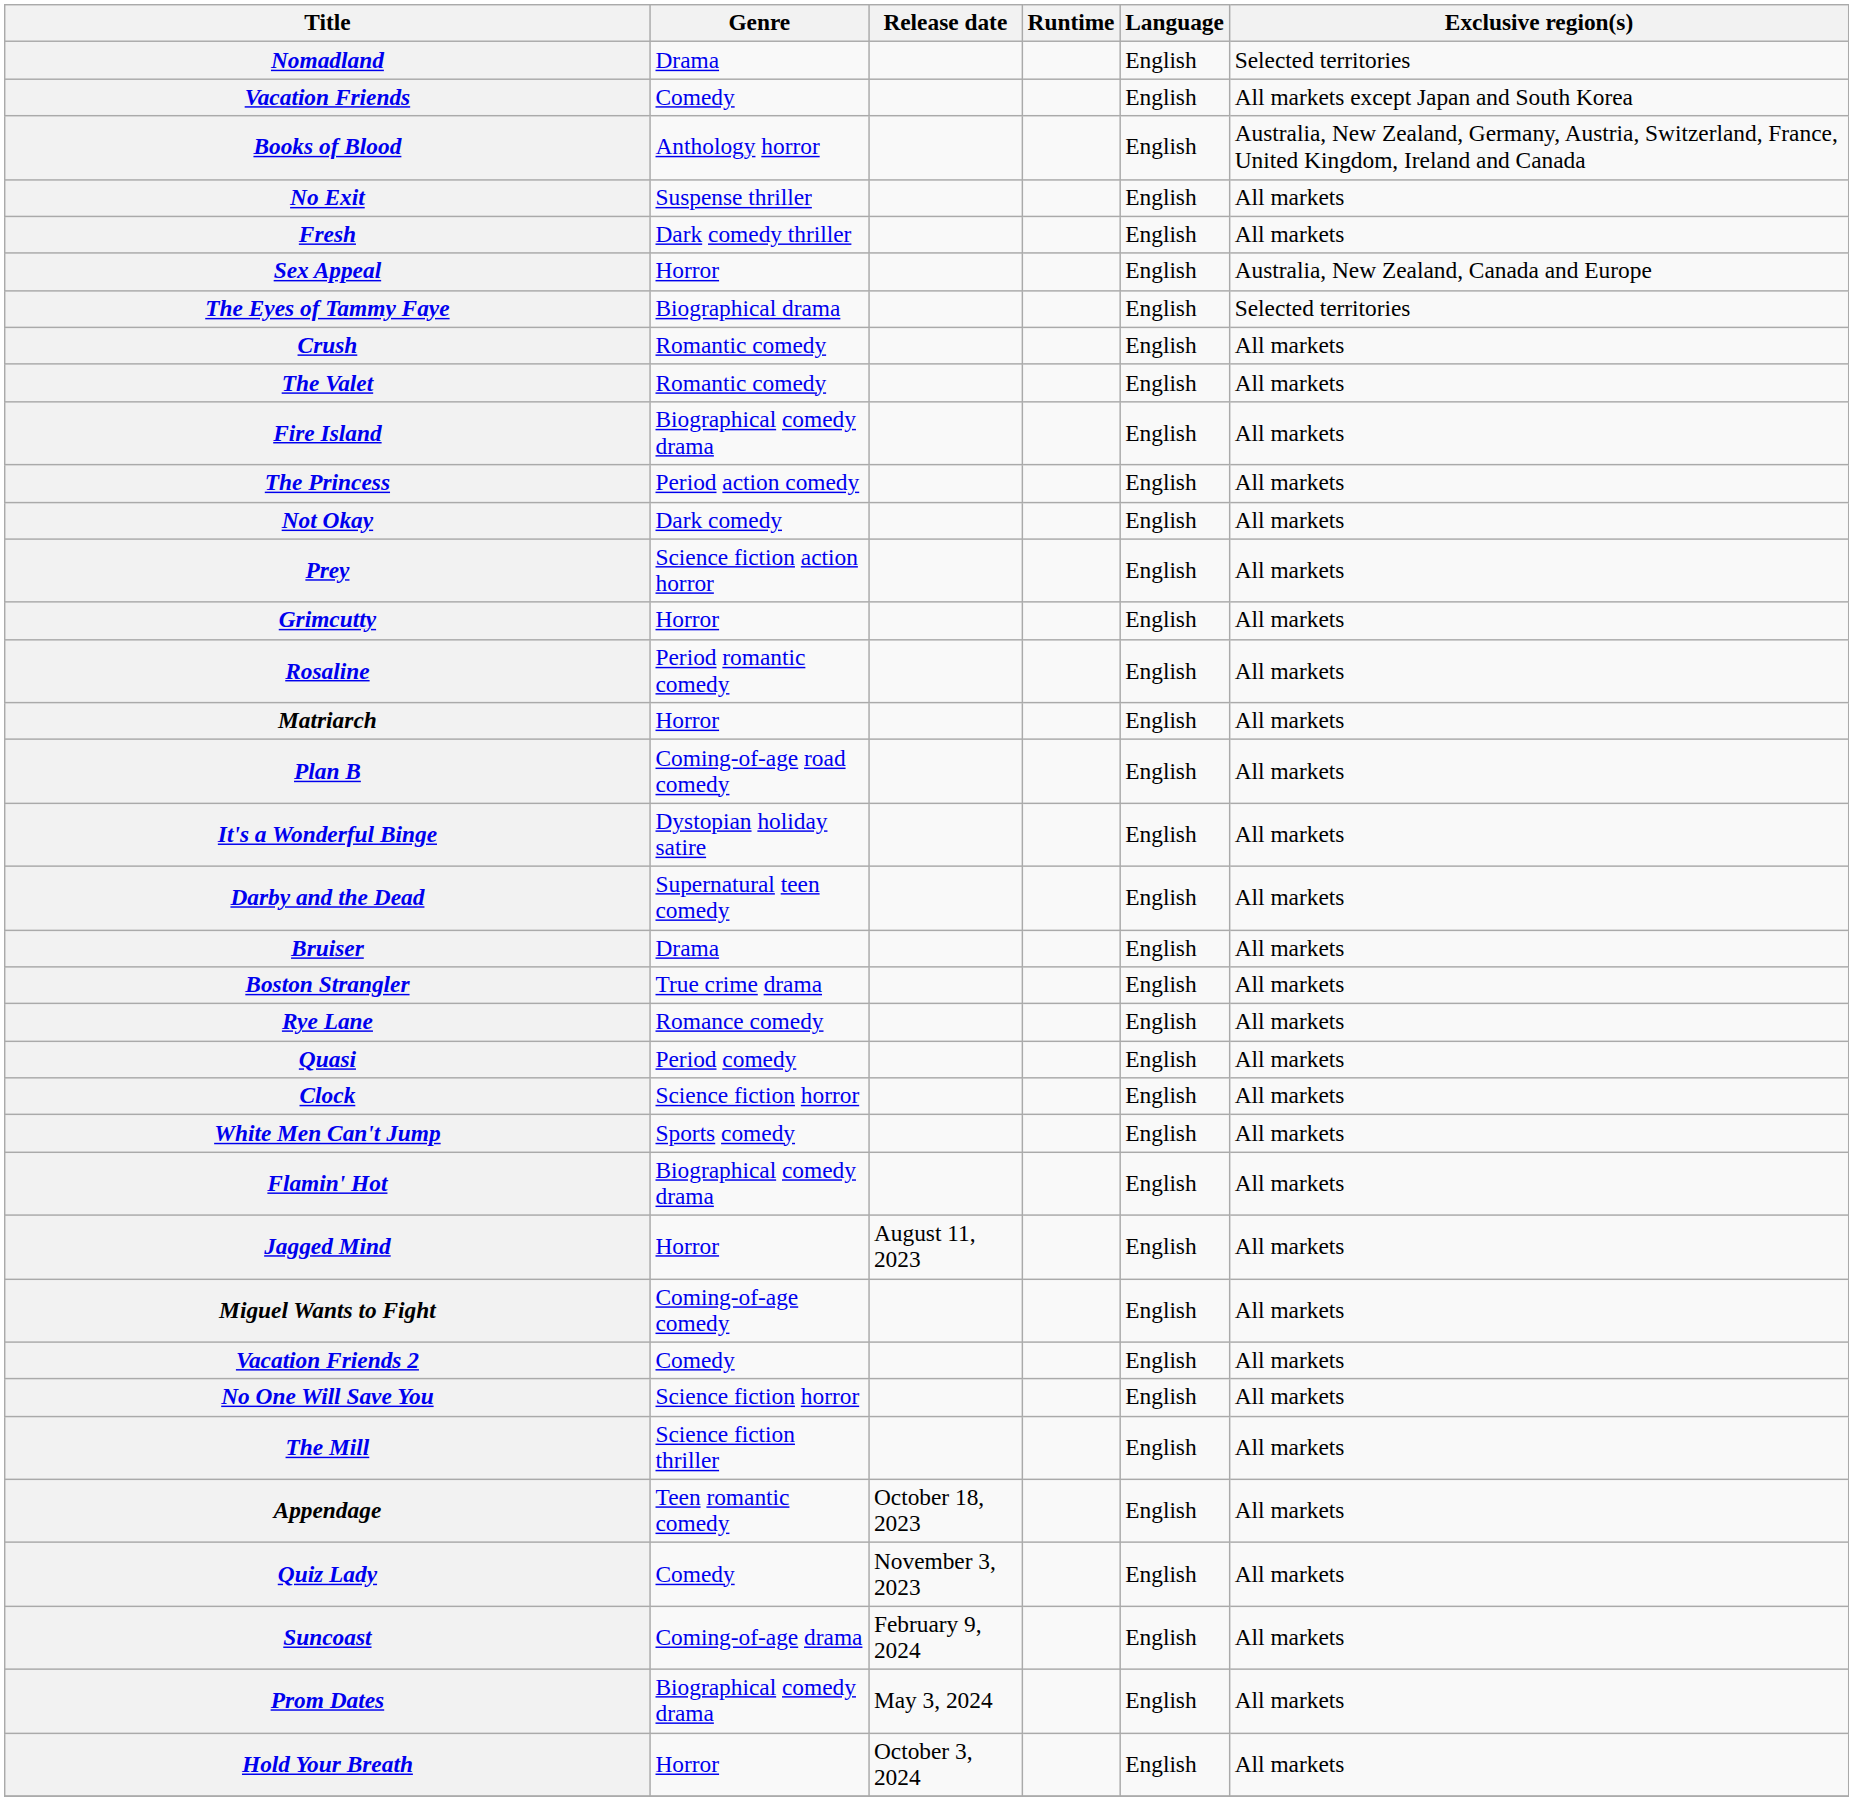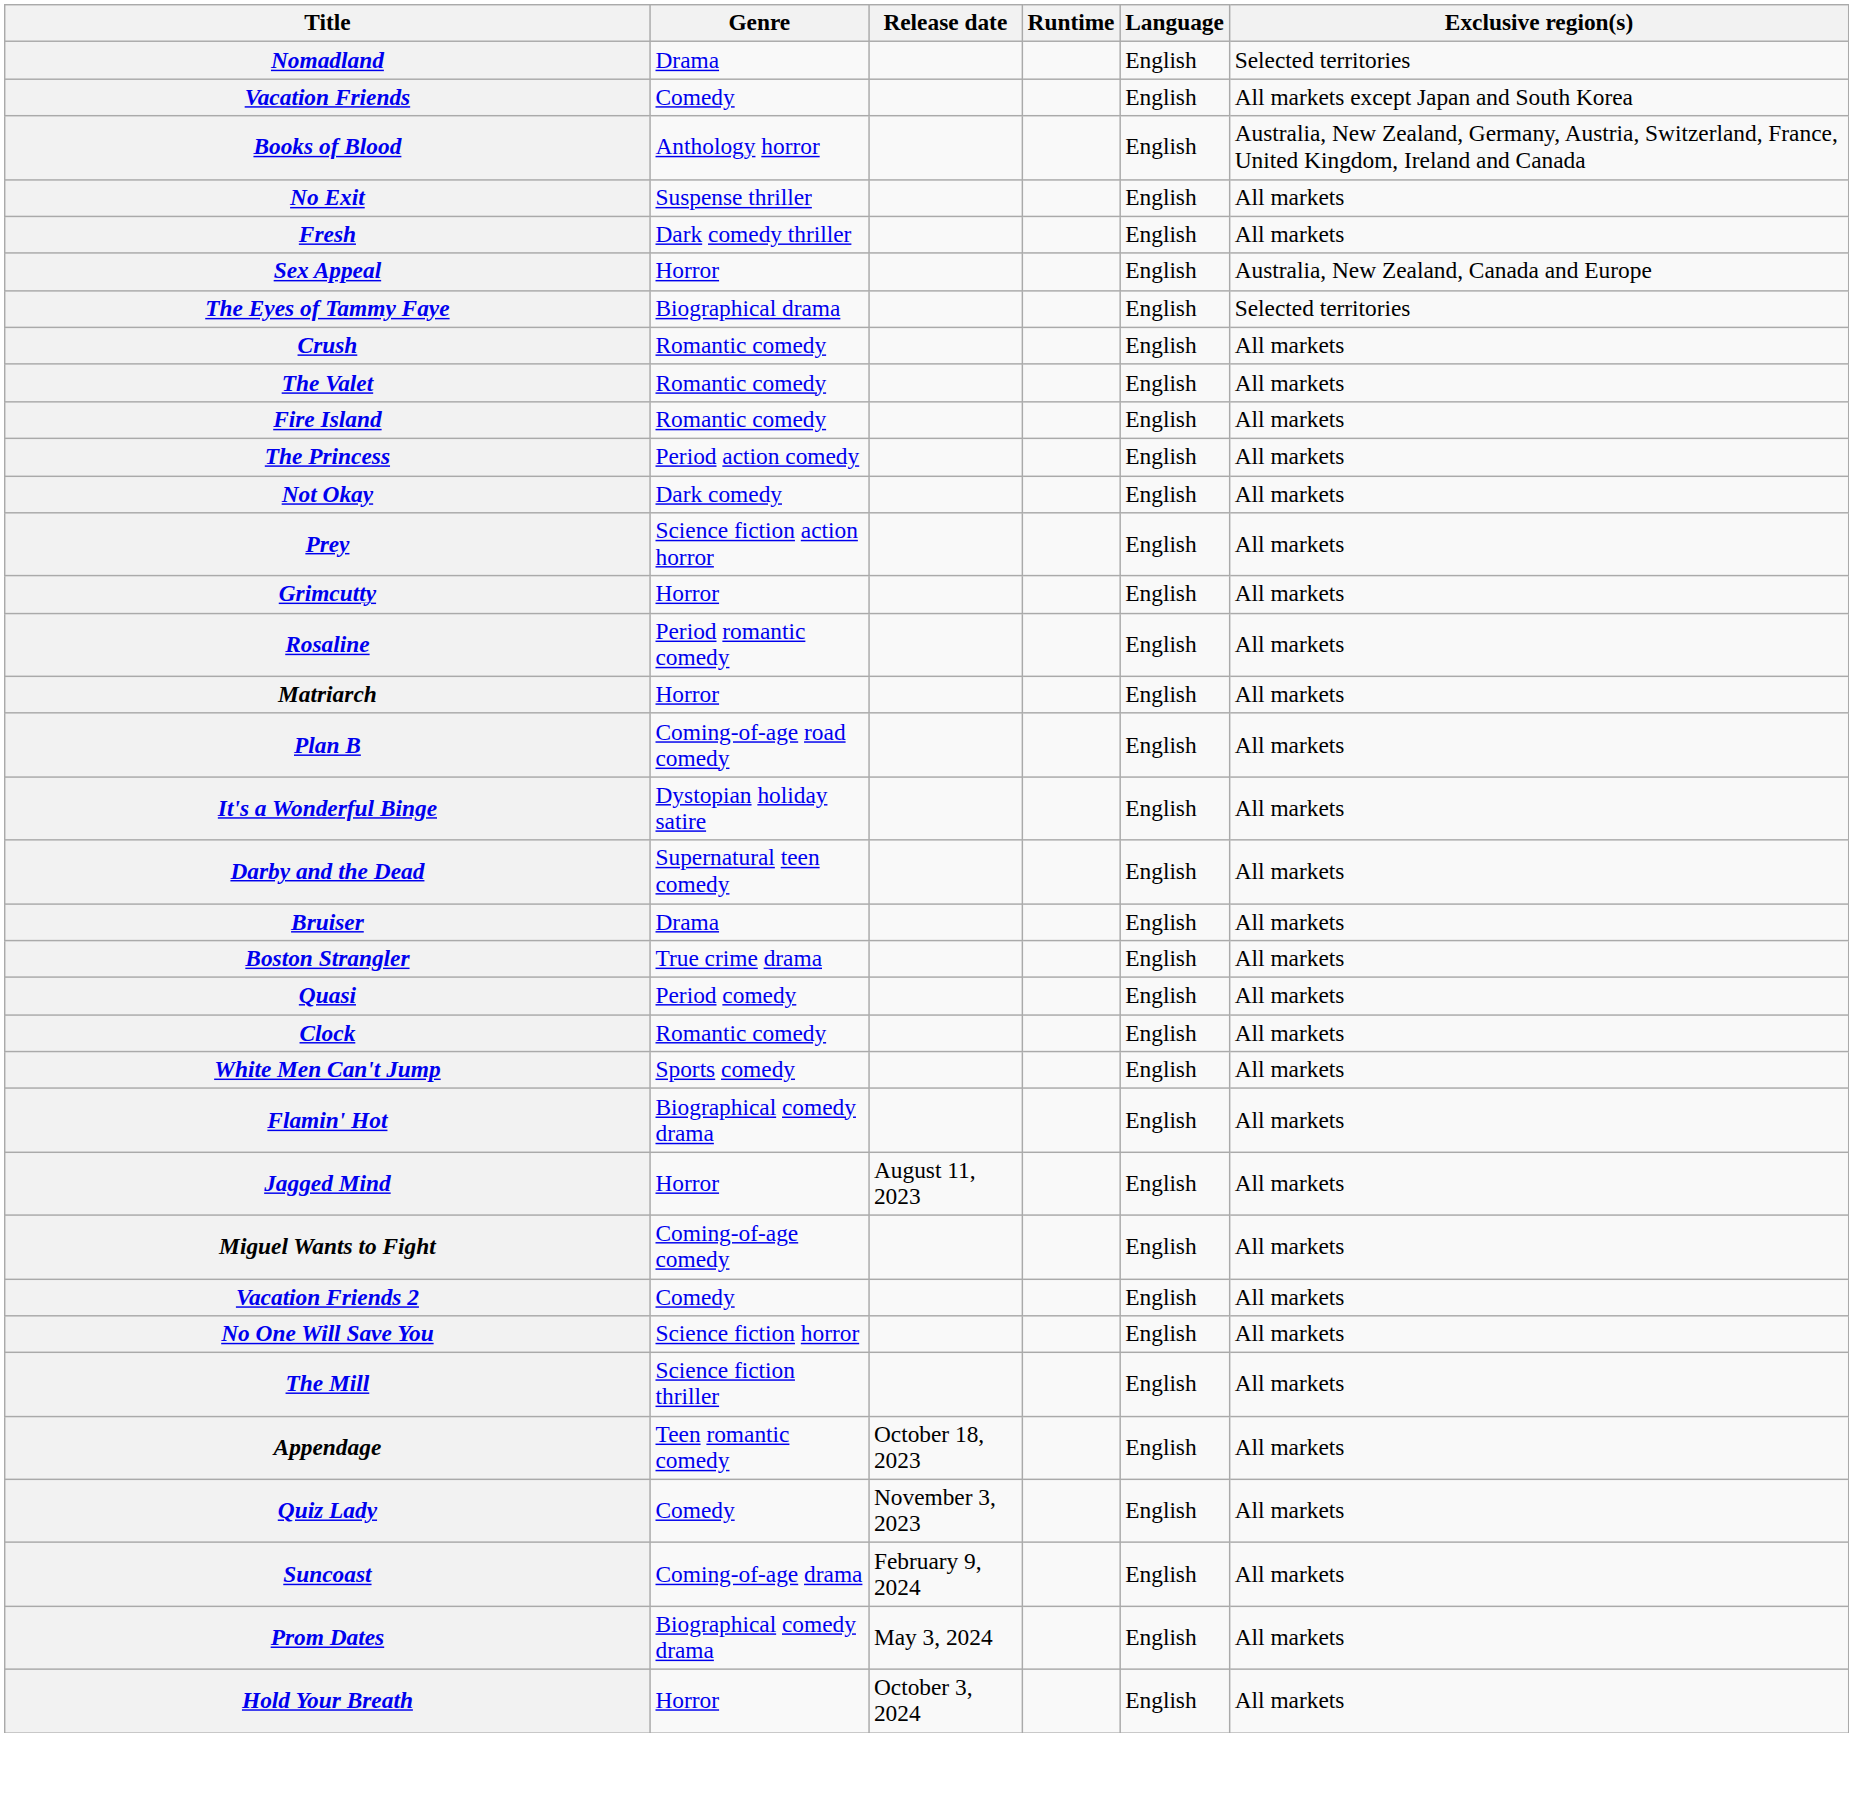(756, 432) Biographical comedy drama -> (741, 419) Romantic comedy
- row: (327, 1022)
(757, 1096) Science fiction horror -> (741, 1032) Romantic comedy
